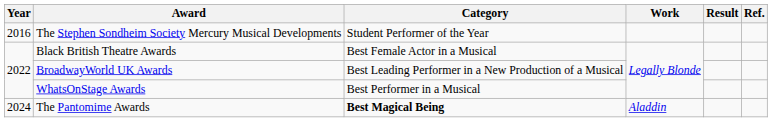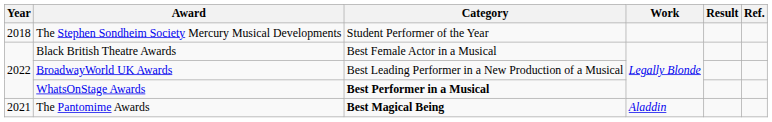(19, 32) 2016 -> (19, 32) 2018
(414, 88) normal -> (418, 88) bold
(19, 107) 2024 -> (19, 107) 2021
